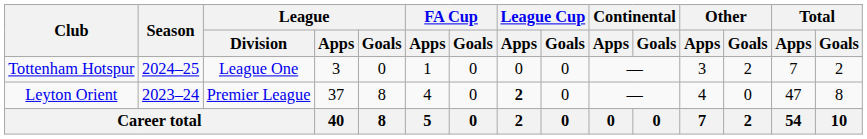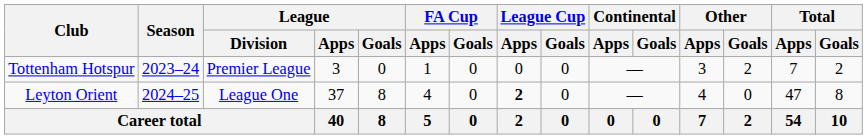(171, 69) 2024–25 -> (171, 69) 2023–24
(259, 69) League One -> (259, 69) Premier League
(171, 95) 2023–24 -> (171, 95) 2024–25
(259, 95) Premier League -> (259, 95) League One
